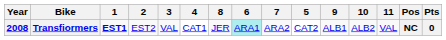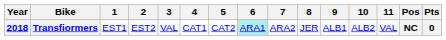columns swapped: (306, 12) <-> (220, 12)
(17, 27) 2008 -> (17, 27) 2018
(115, 27) bold -> (115, 27) normal
